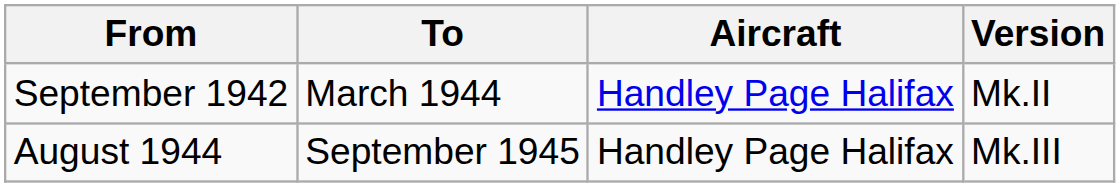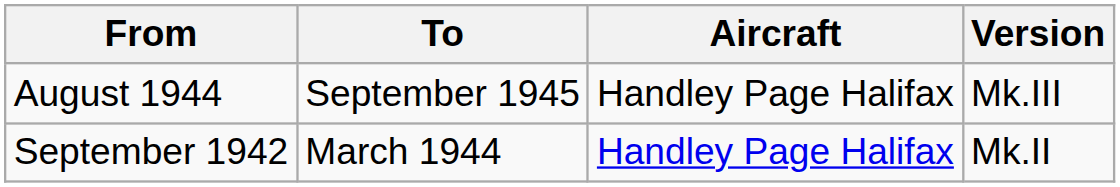rows swapped: (151, 92) <-> (118, 151)
